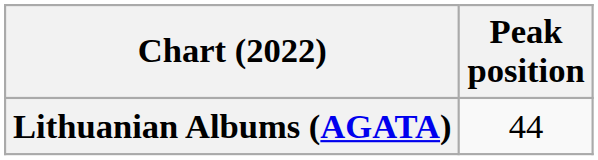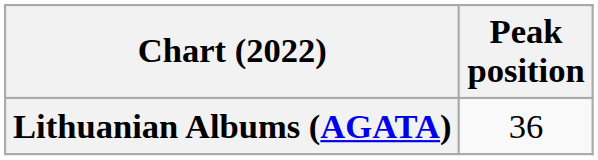(526, 125) 44 -> (526, 125) 36
